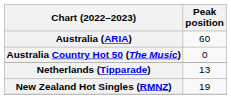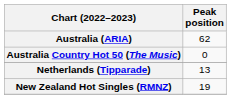(205, 39) 60 -> (205, 39) 62
